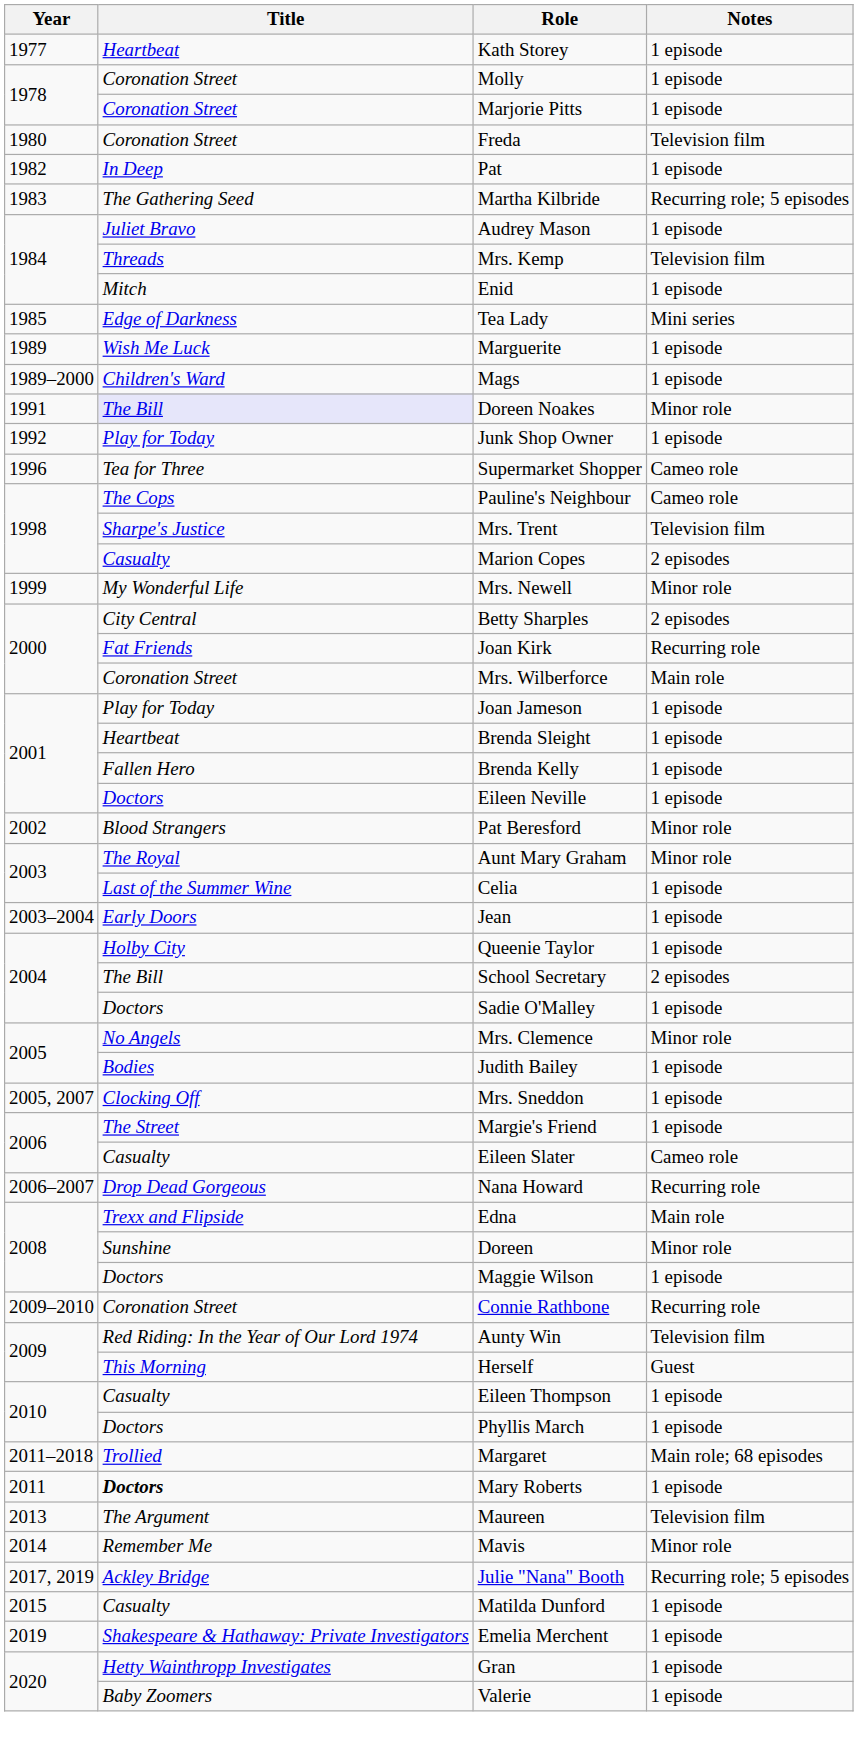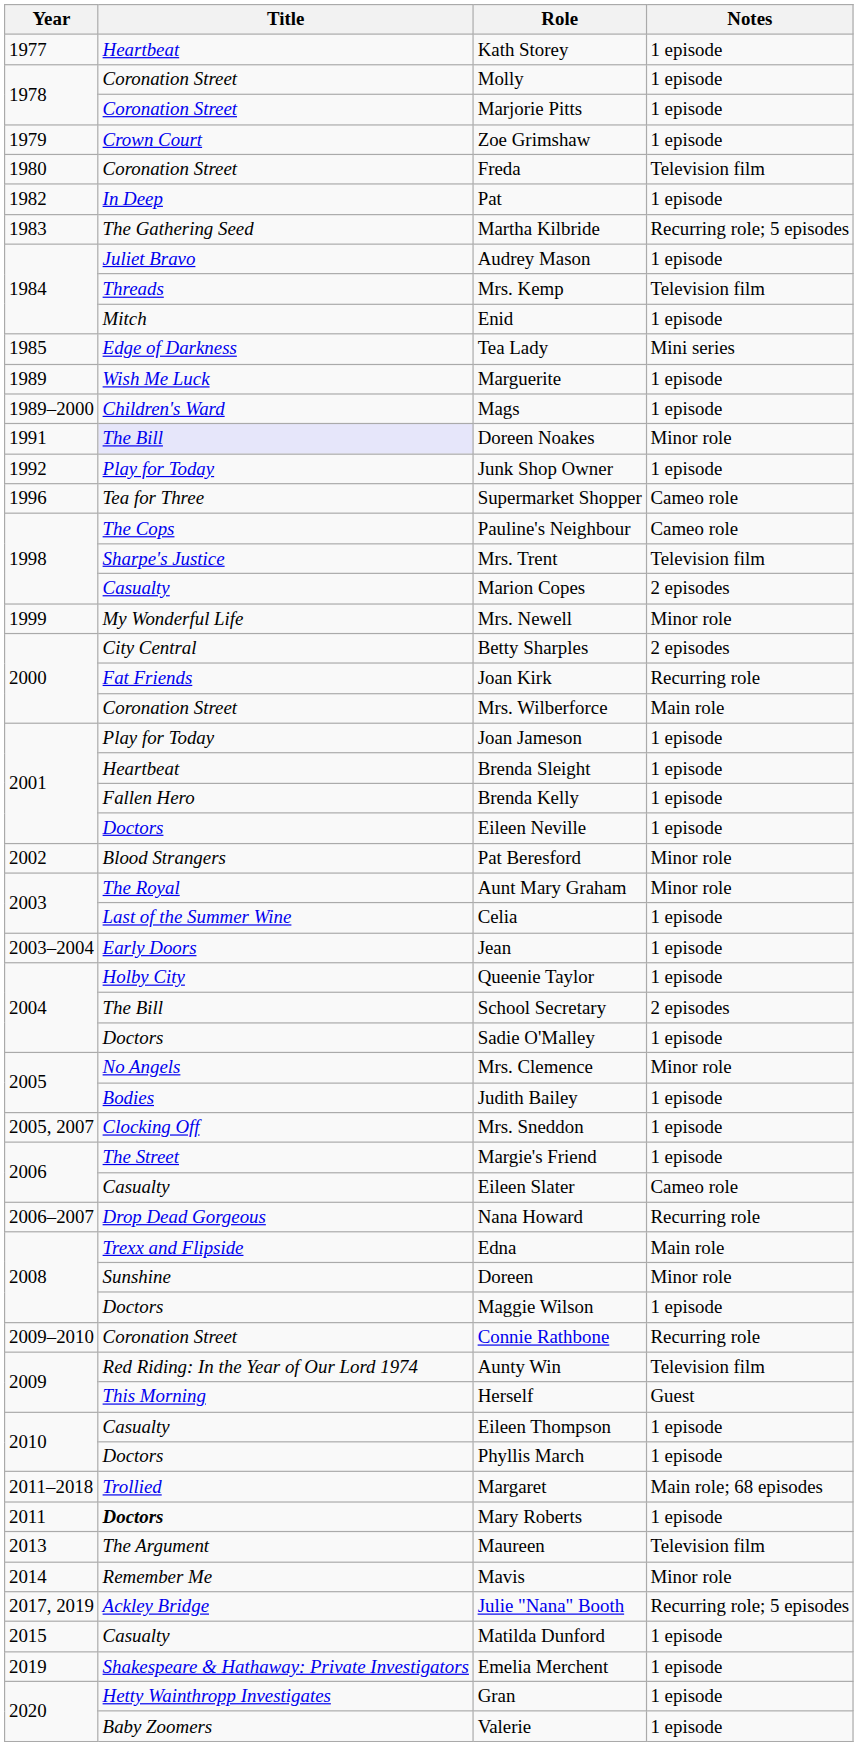+ row: (534, 139)
